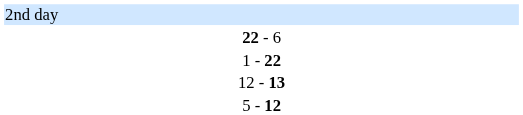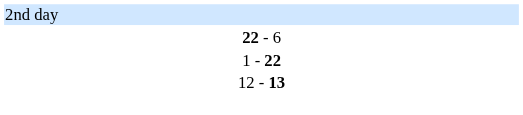- row: (262, 106)
